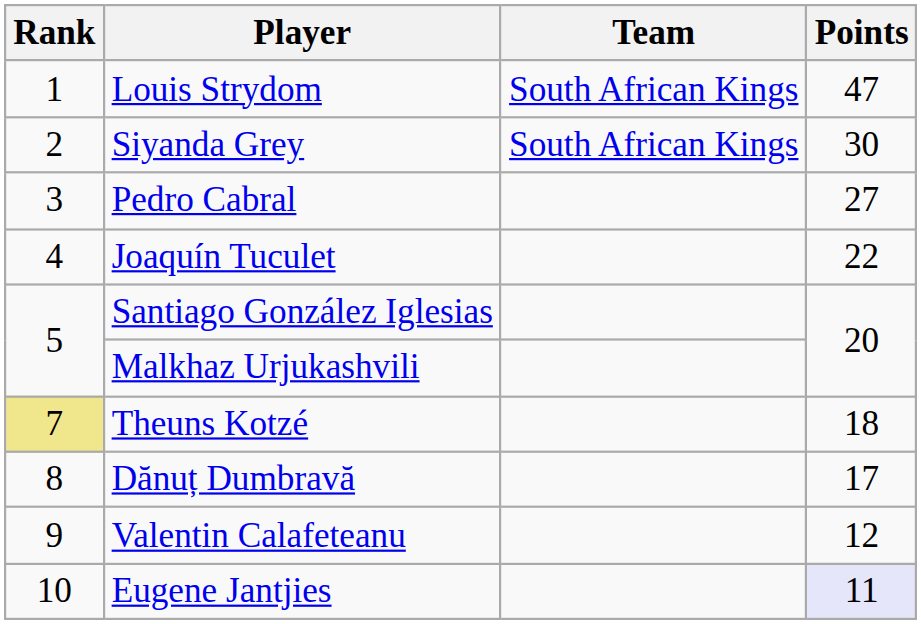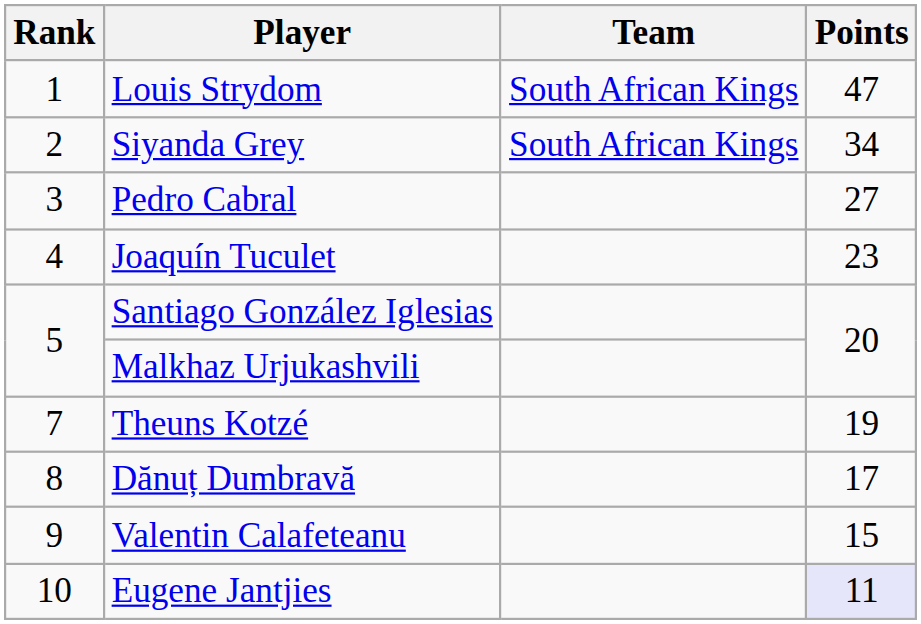(862, 144) 30 -> (862, 144) 34
(862, 255) 22 -> (862, 255) 23
(54, 423) khaki background -> (54, 423) no background
(862, 423) 18 -> (862, 423) 19
(862, 534) 12 -> (862, 534) 15
